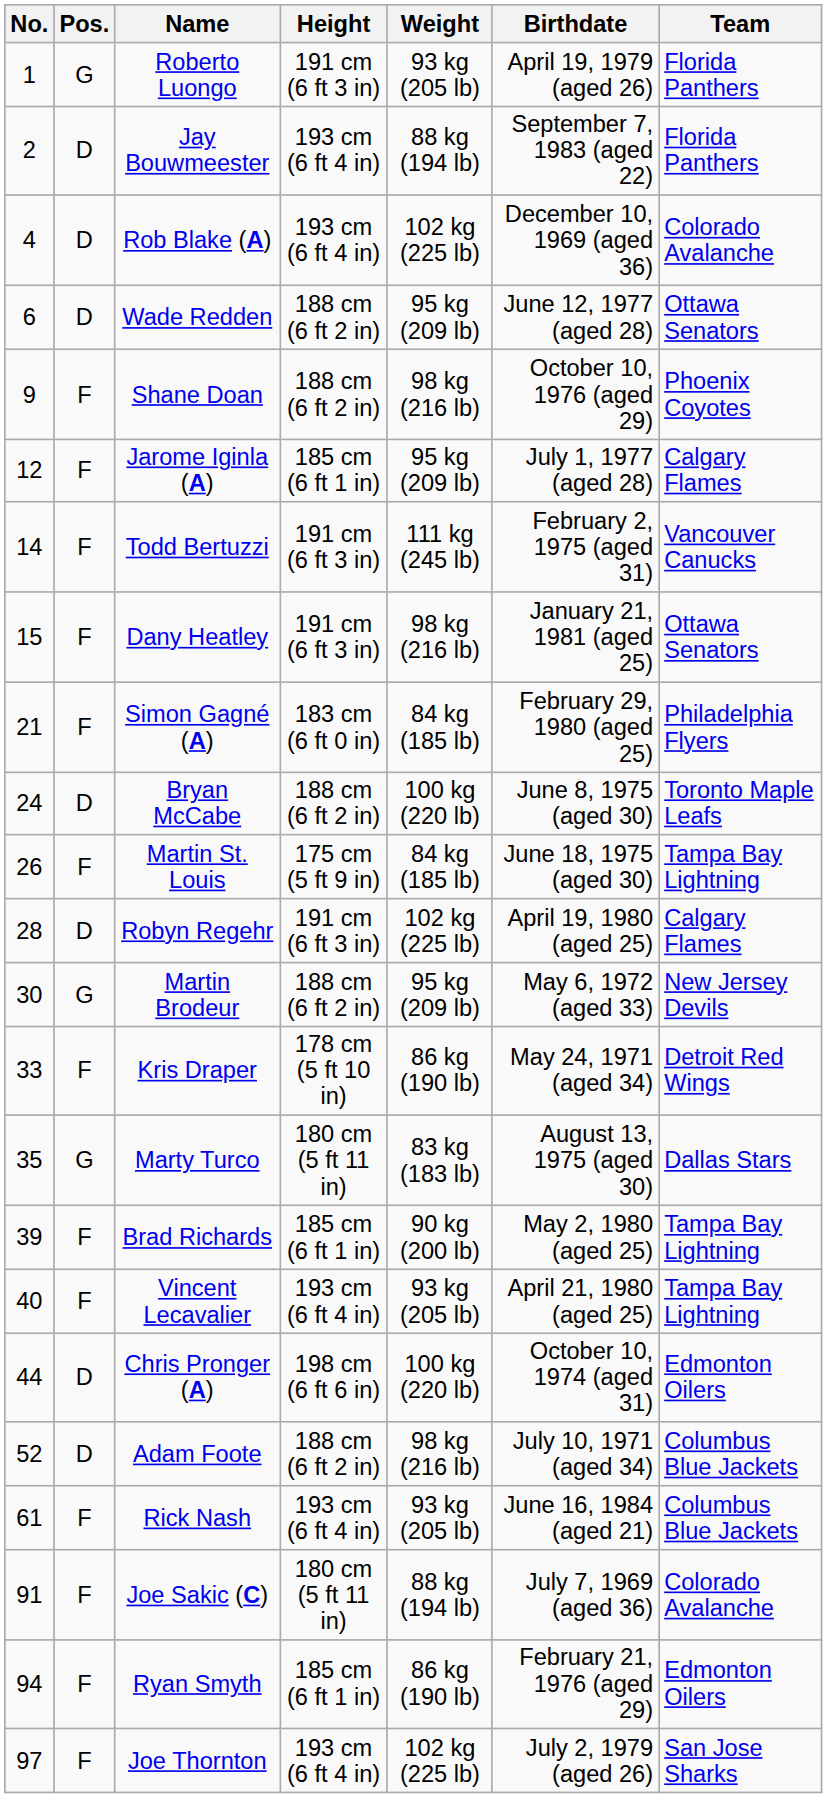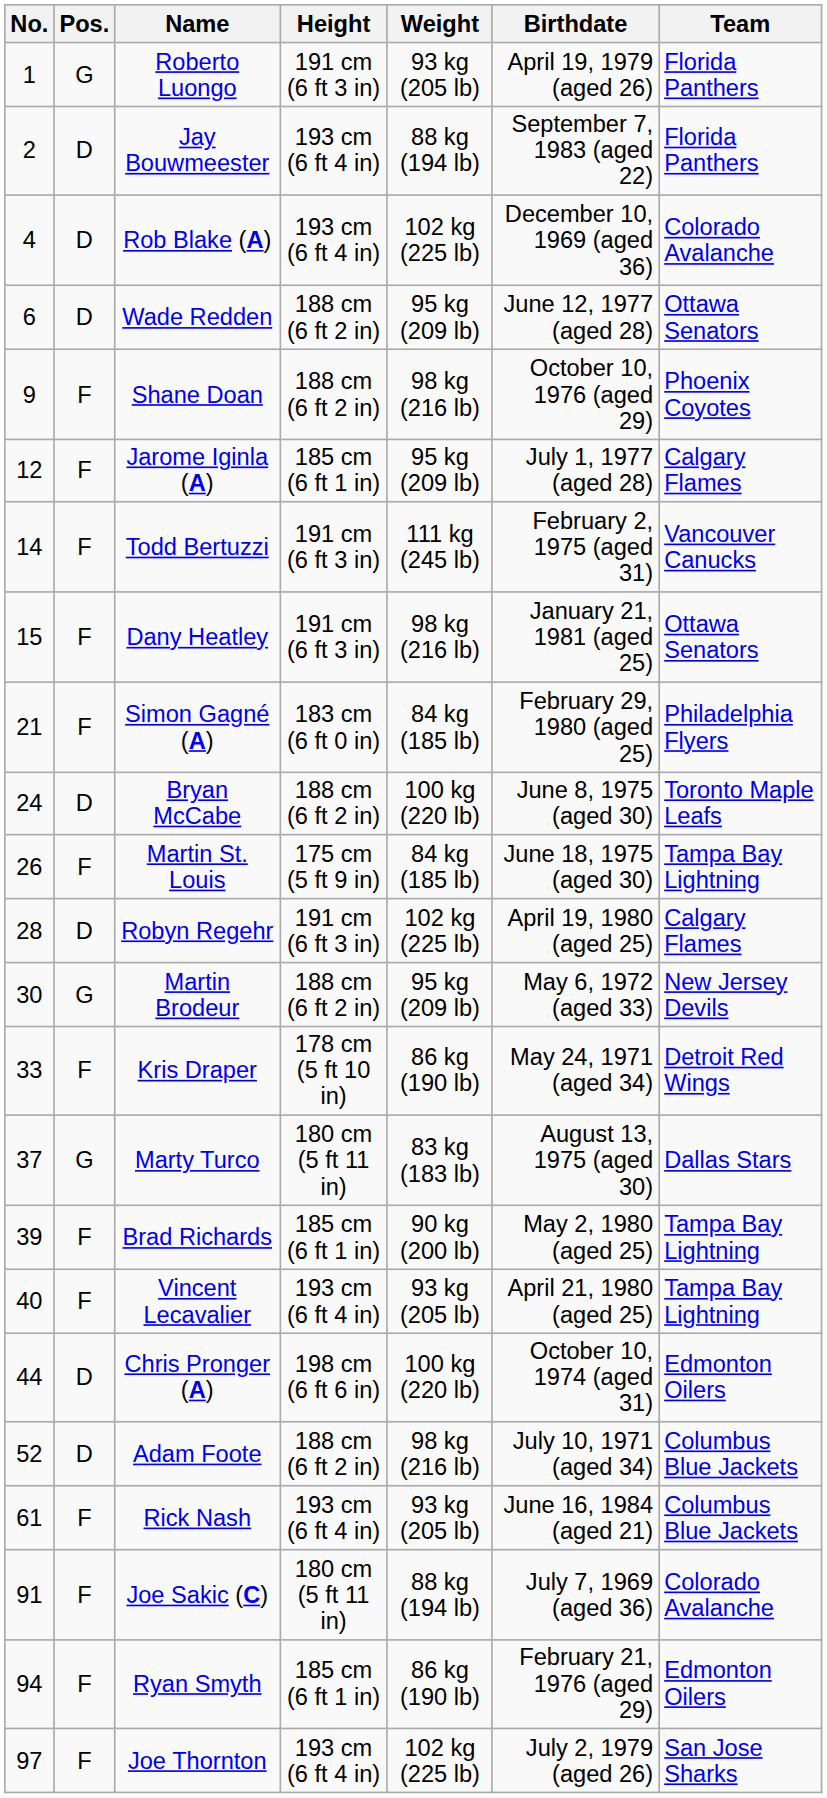(29, 1161) 35 -> (29, 1161) 37
